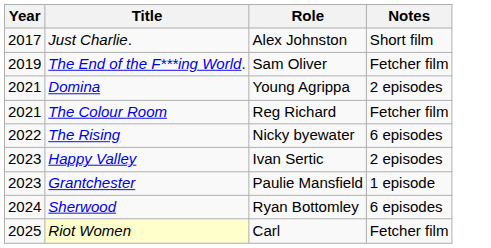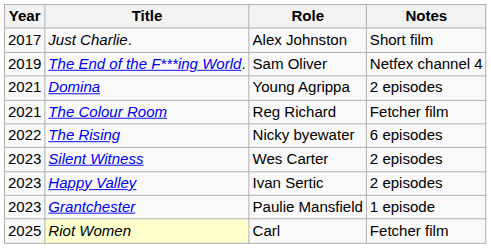(409, 64) Fetcher film -> (426, 64) Netfex channel 4
+ row: (96, 159)
- row: (82, 207)
